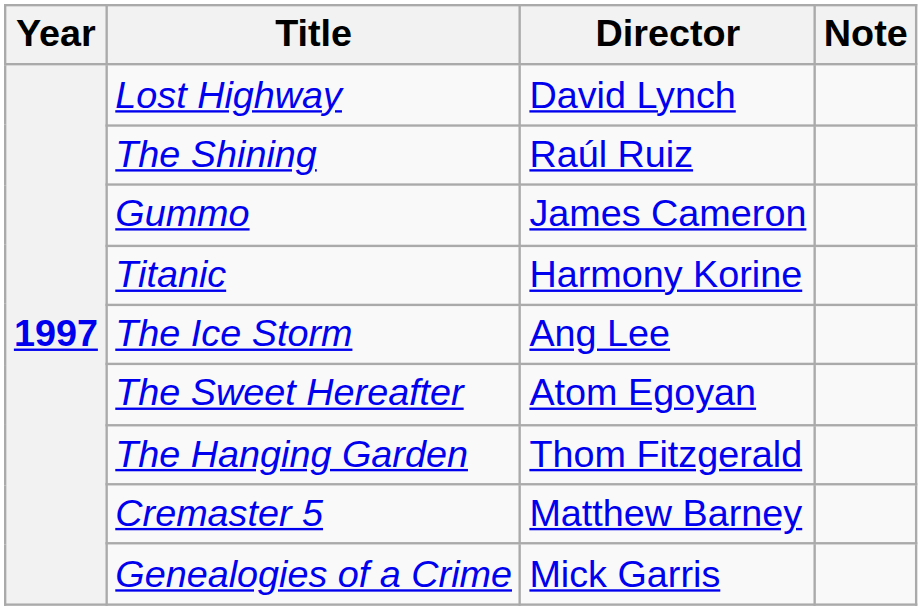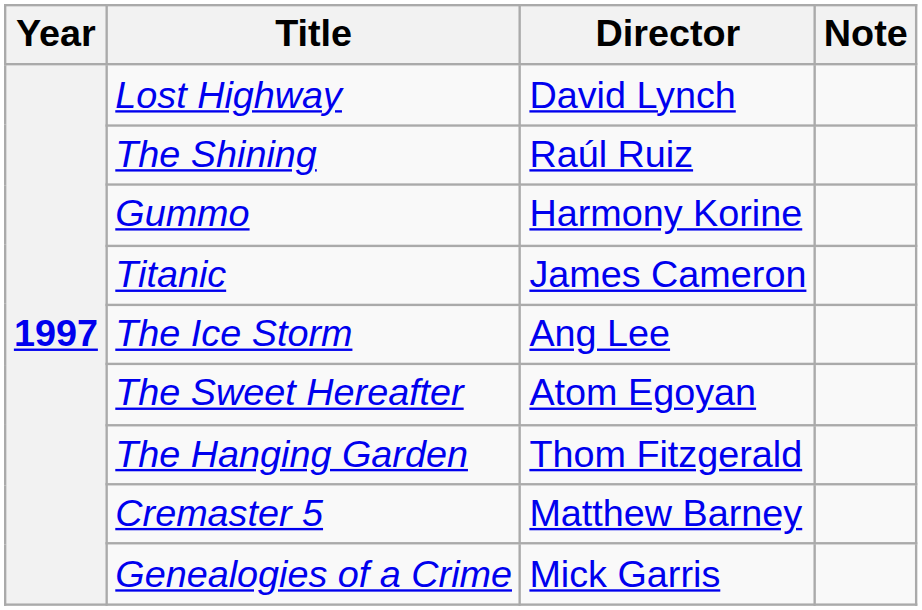(668, 214) James Cameron -> (666, 214) Harmony Korine
(666, 273) Harmony Korine -> (668, 273) James Cameron
